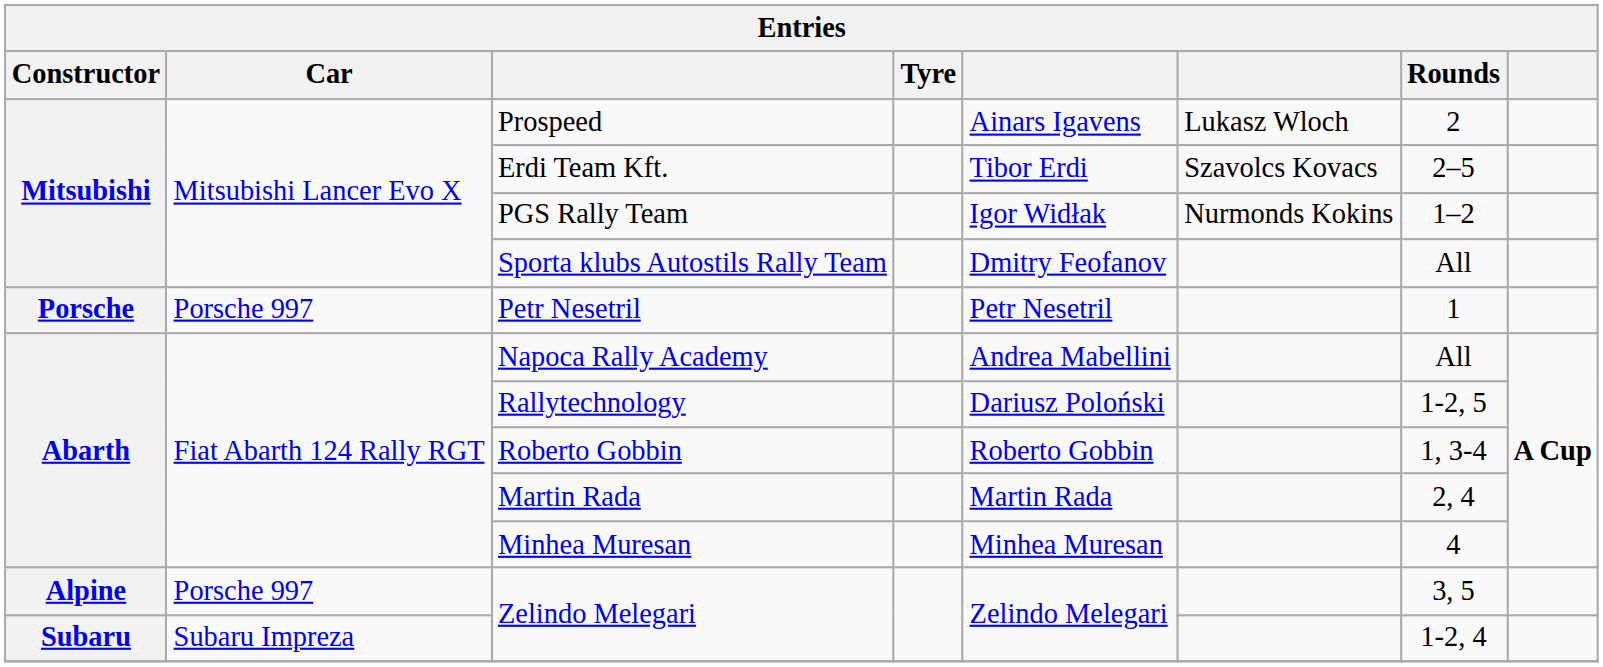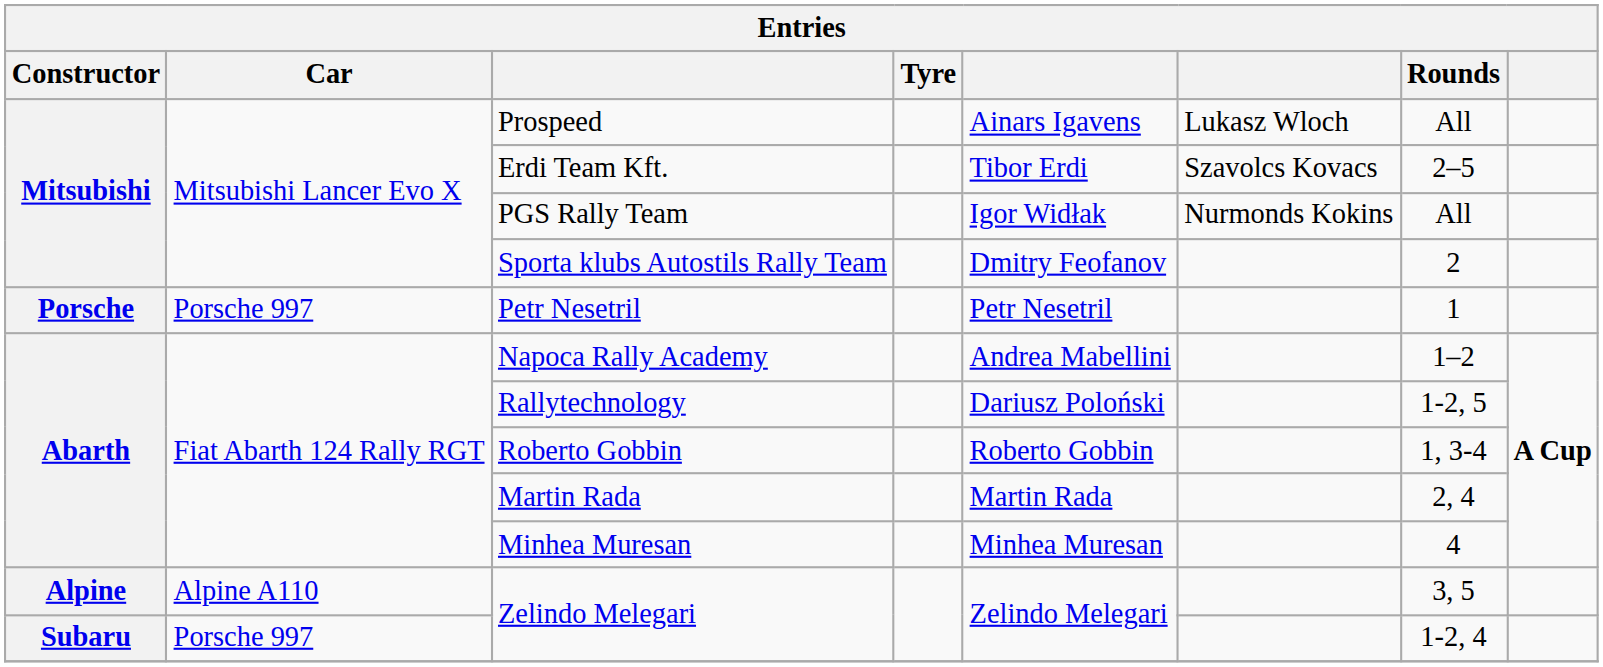(1453, 121) 2 -> (1453, 121) All
(1453, 215) 1–2 -> (1453, 215) All
(1453, 262) All -> (1453, 262) 2
(1453, 355) All -> (1453, 355) 1–2
(243, 590) Porsche 997 -> (246, 590) Alpine A110
(264, 637) Subaru Impreza -> (243, 637) Porsche 997
